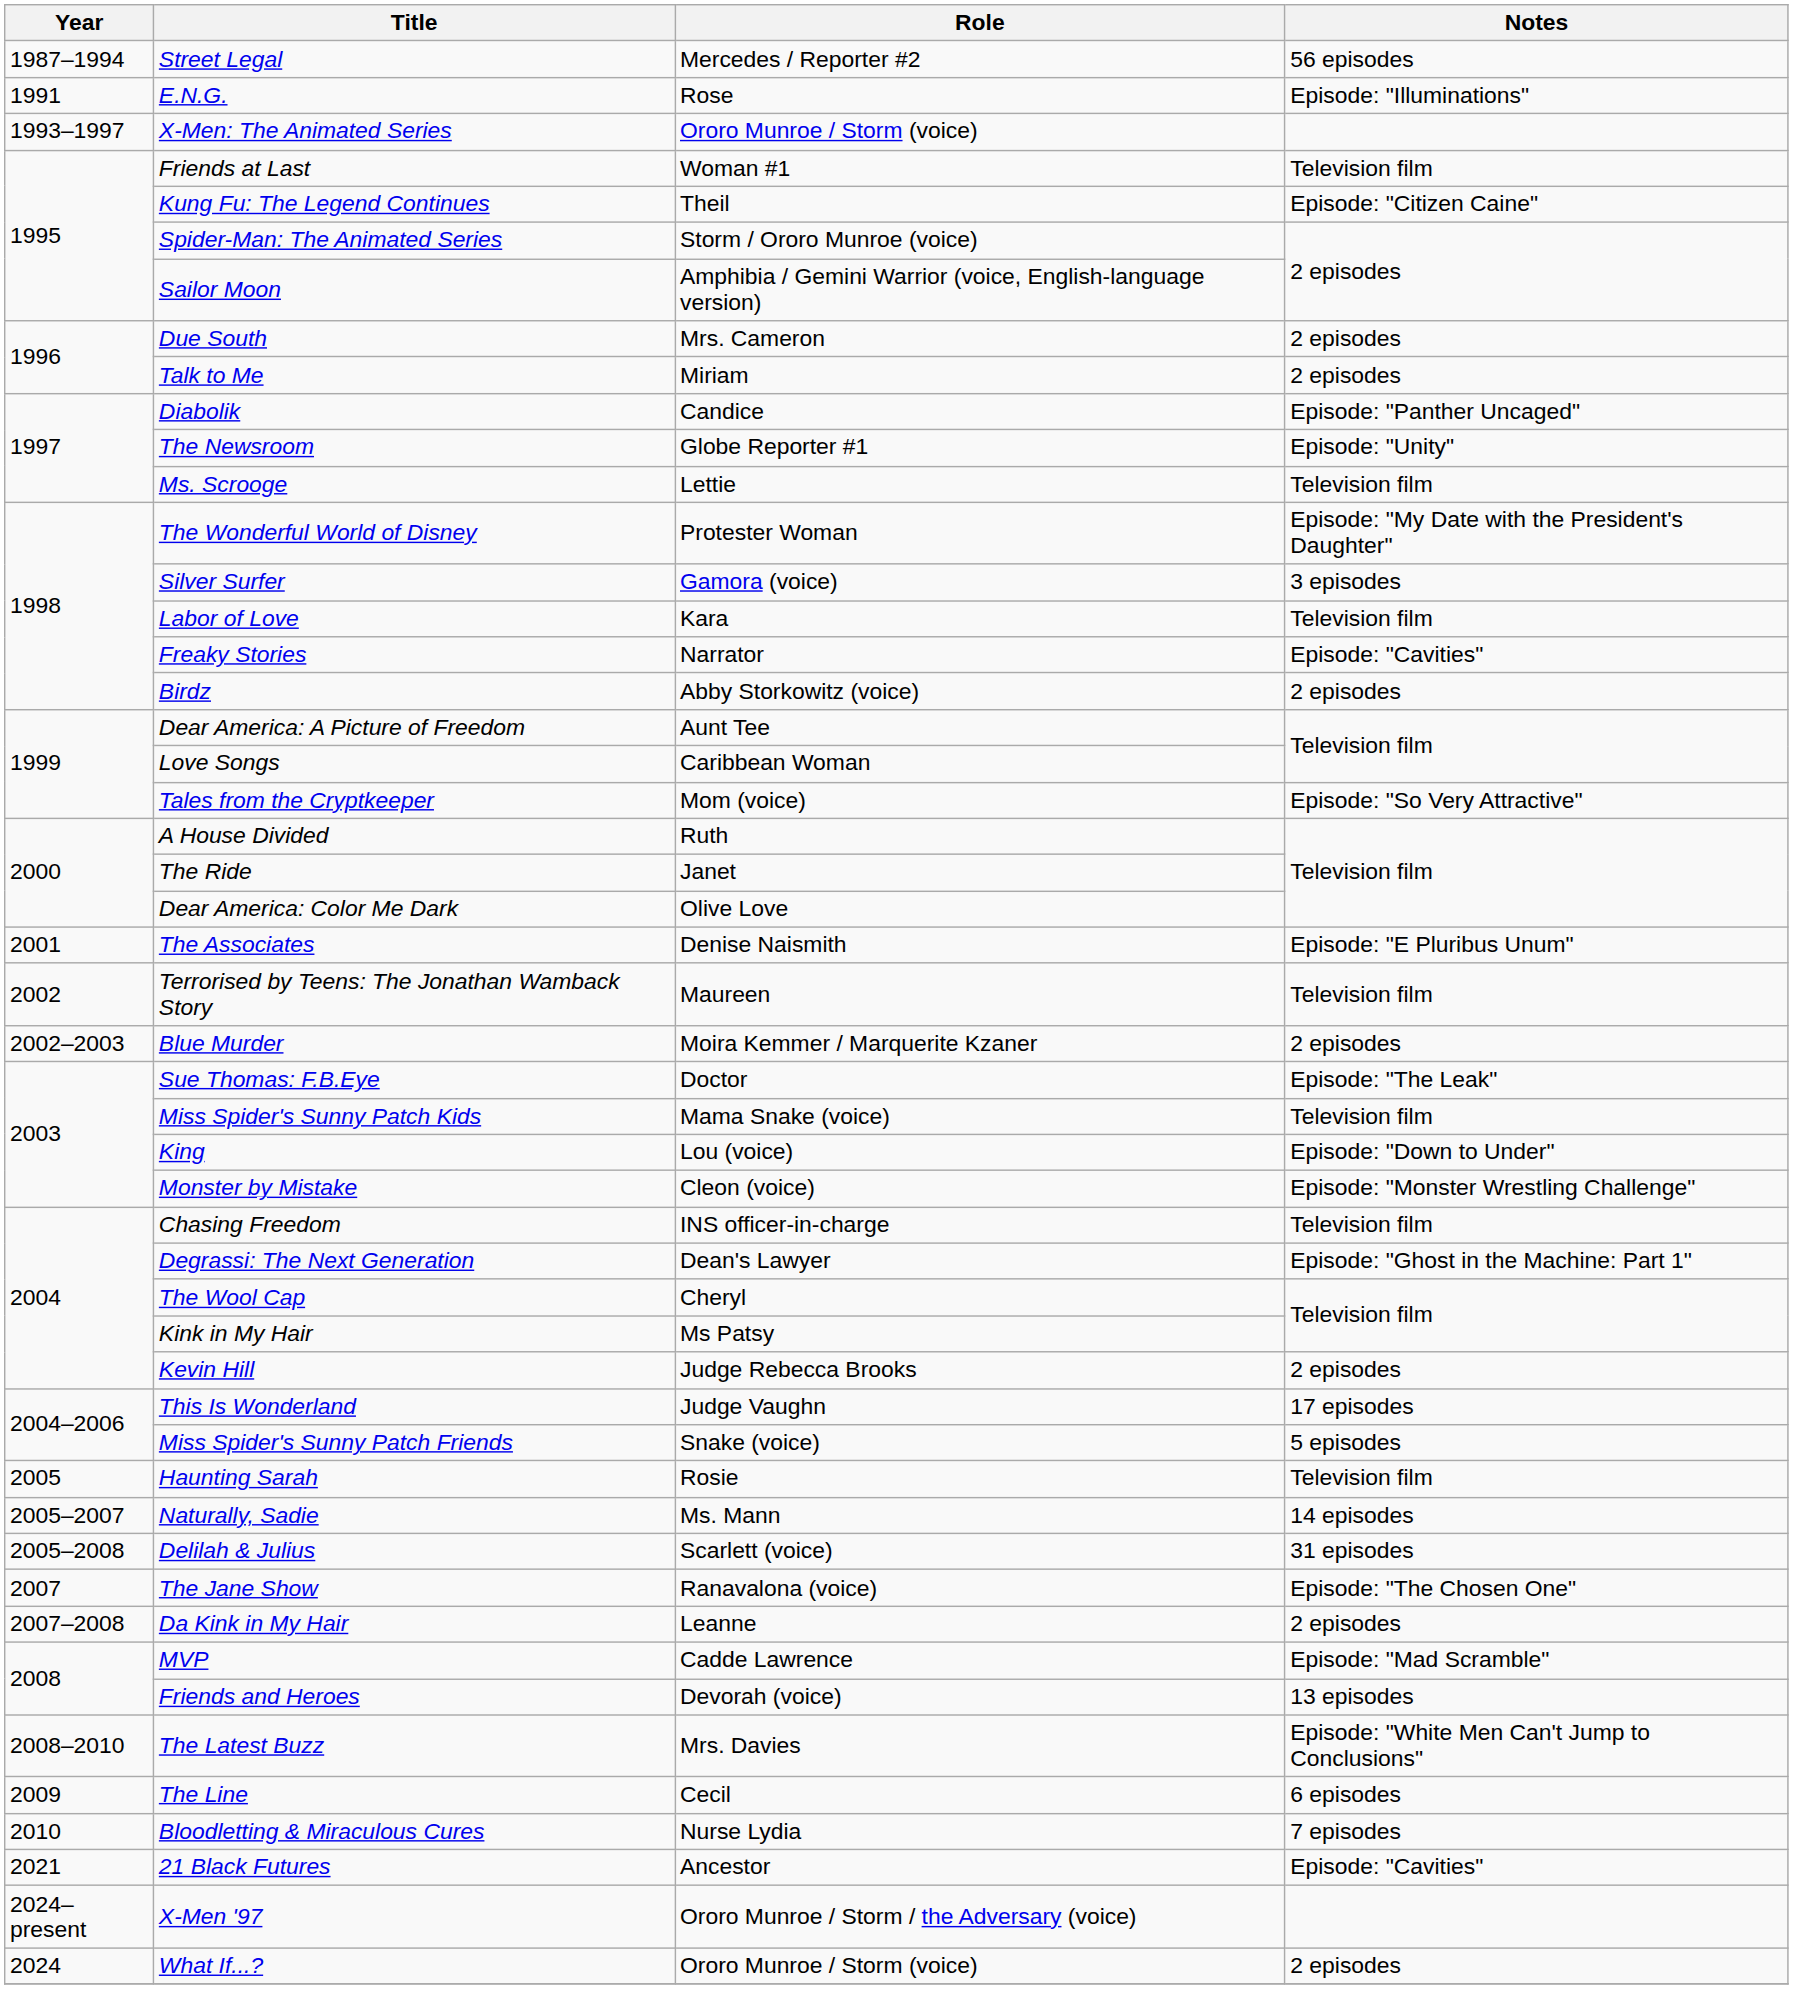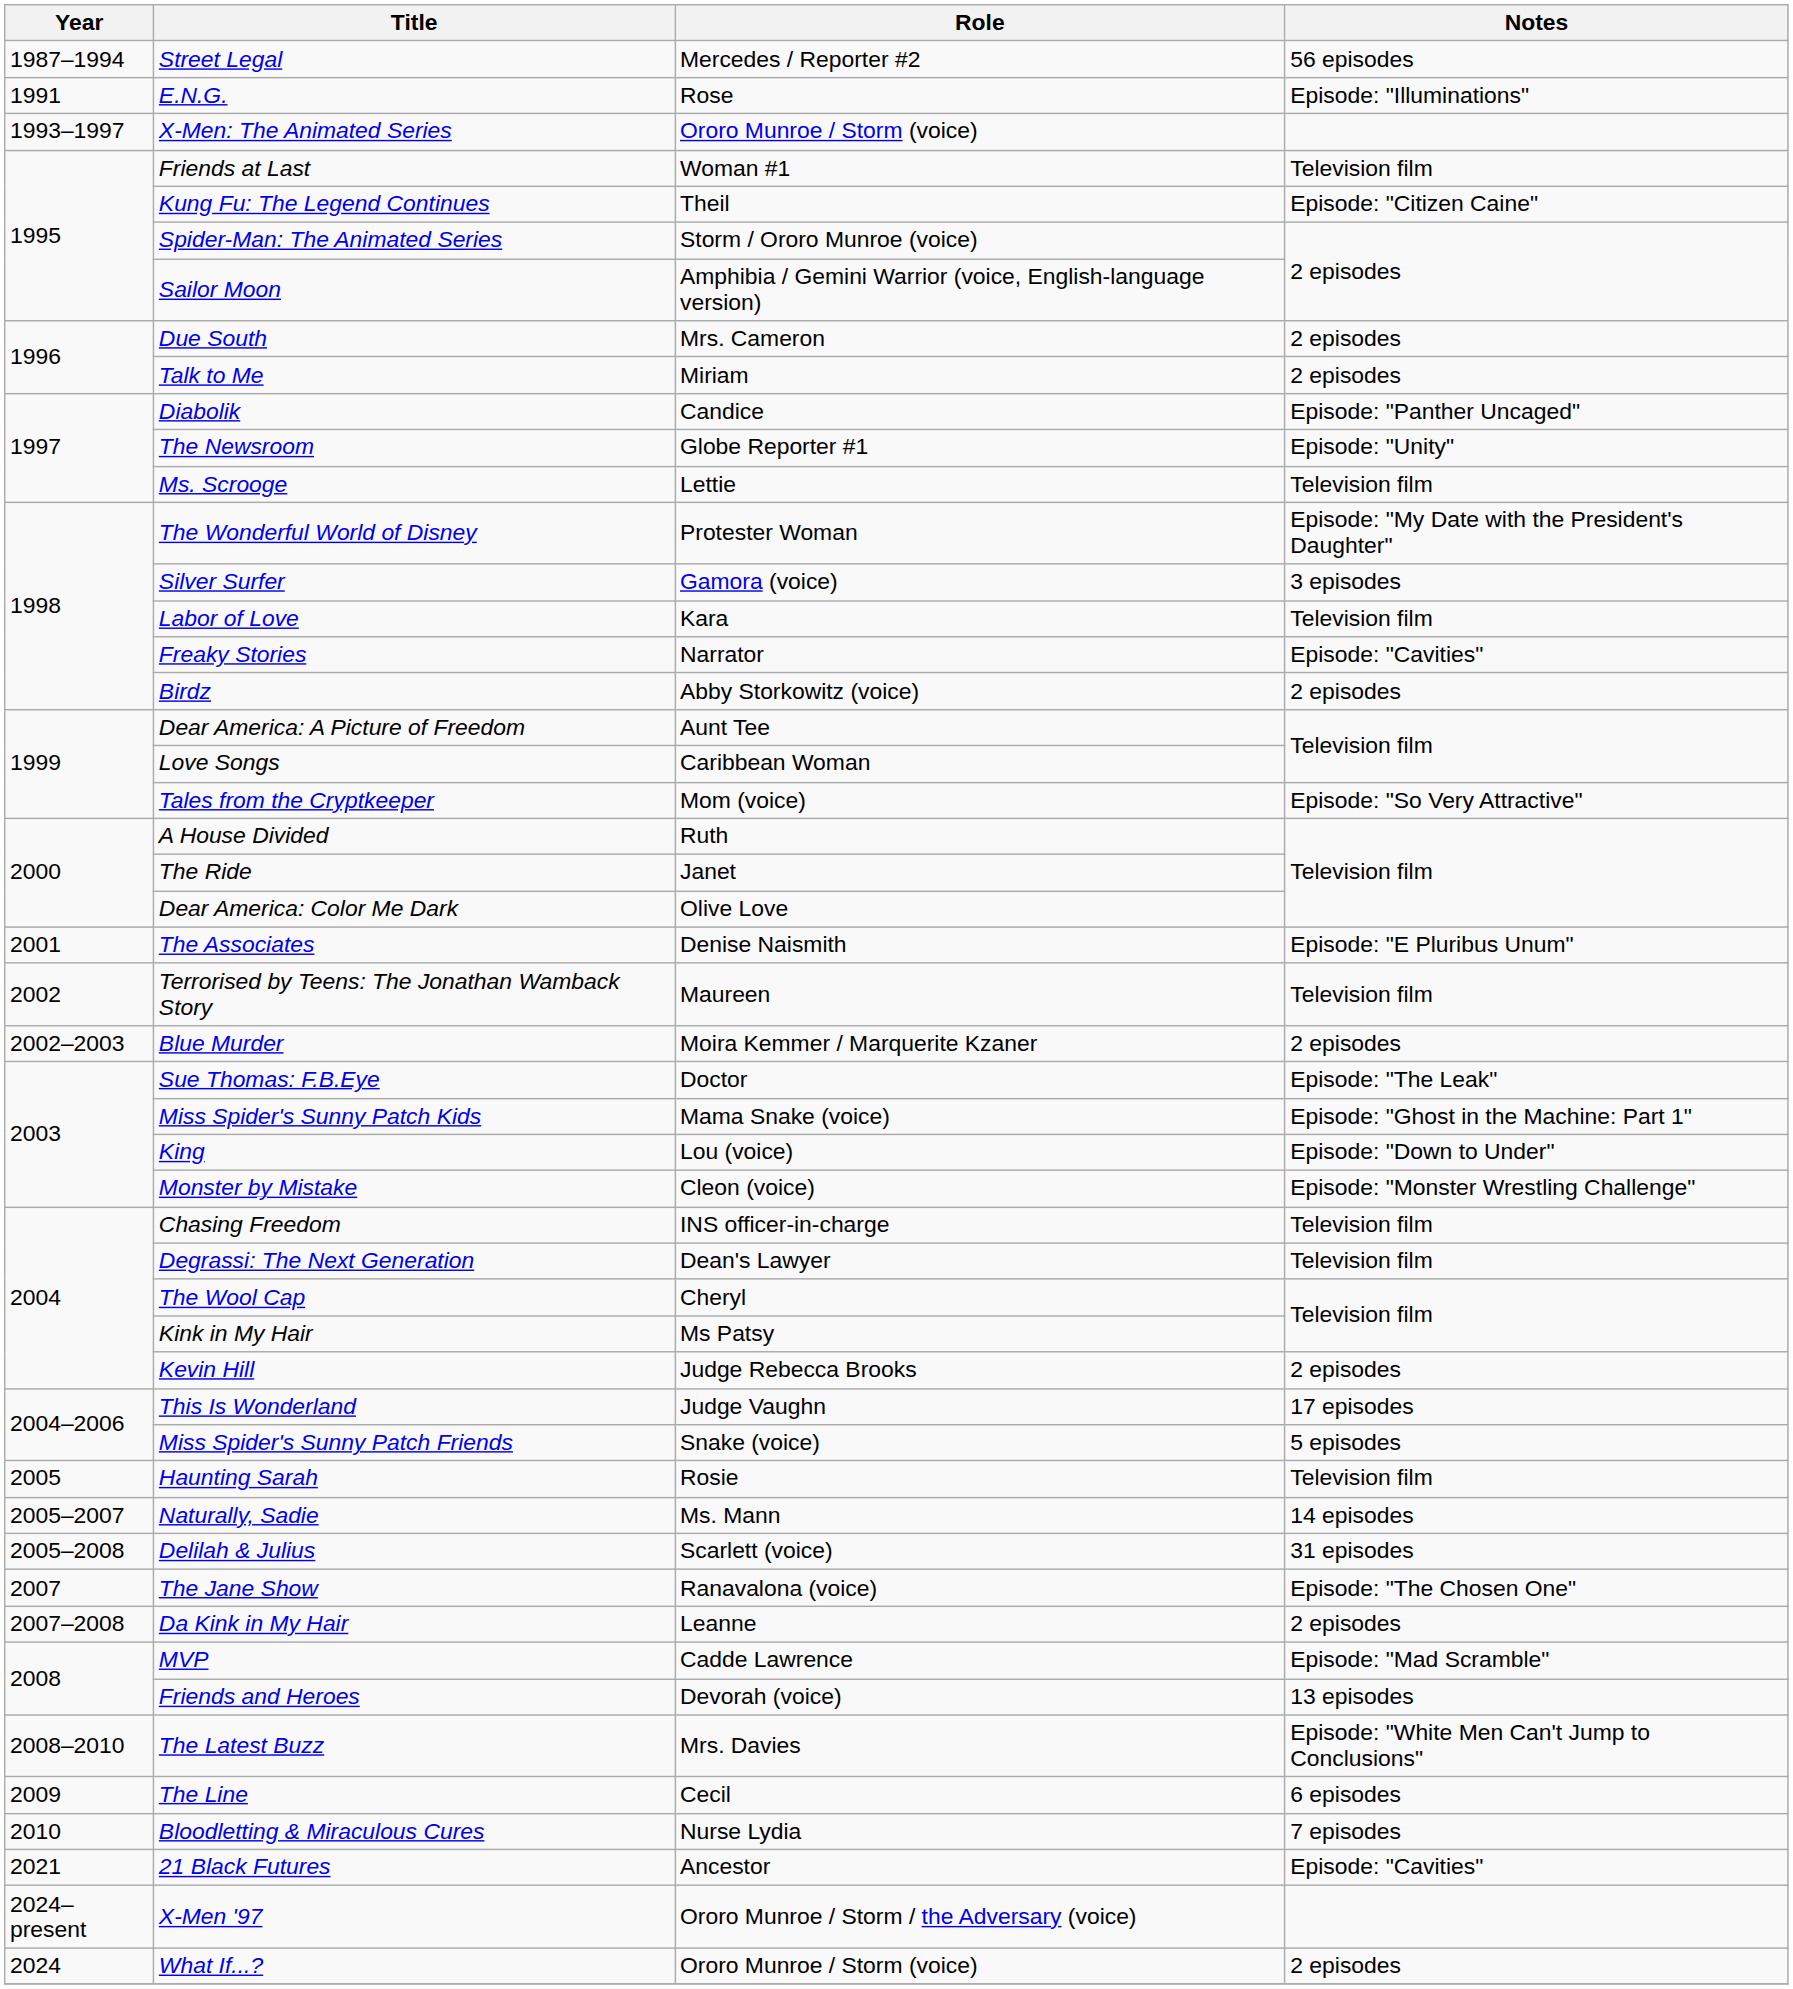(1361, 1115) Television film -> (1491, 1115) Episode: "Ghost in the Machine: Part 1"
(1491, 1261) Episode: "Ghost in the Machine: Part 1" -> (1361, 1261) Television film
